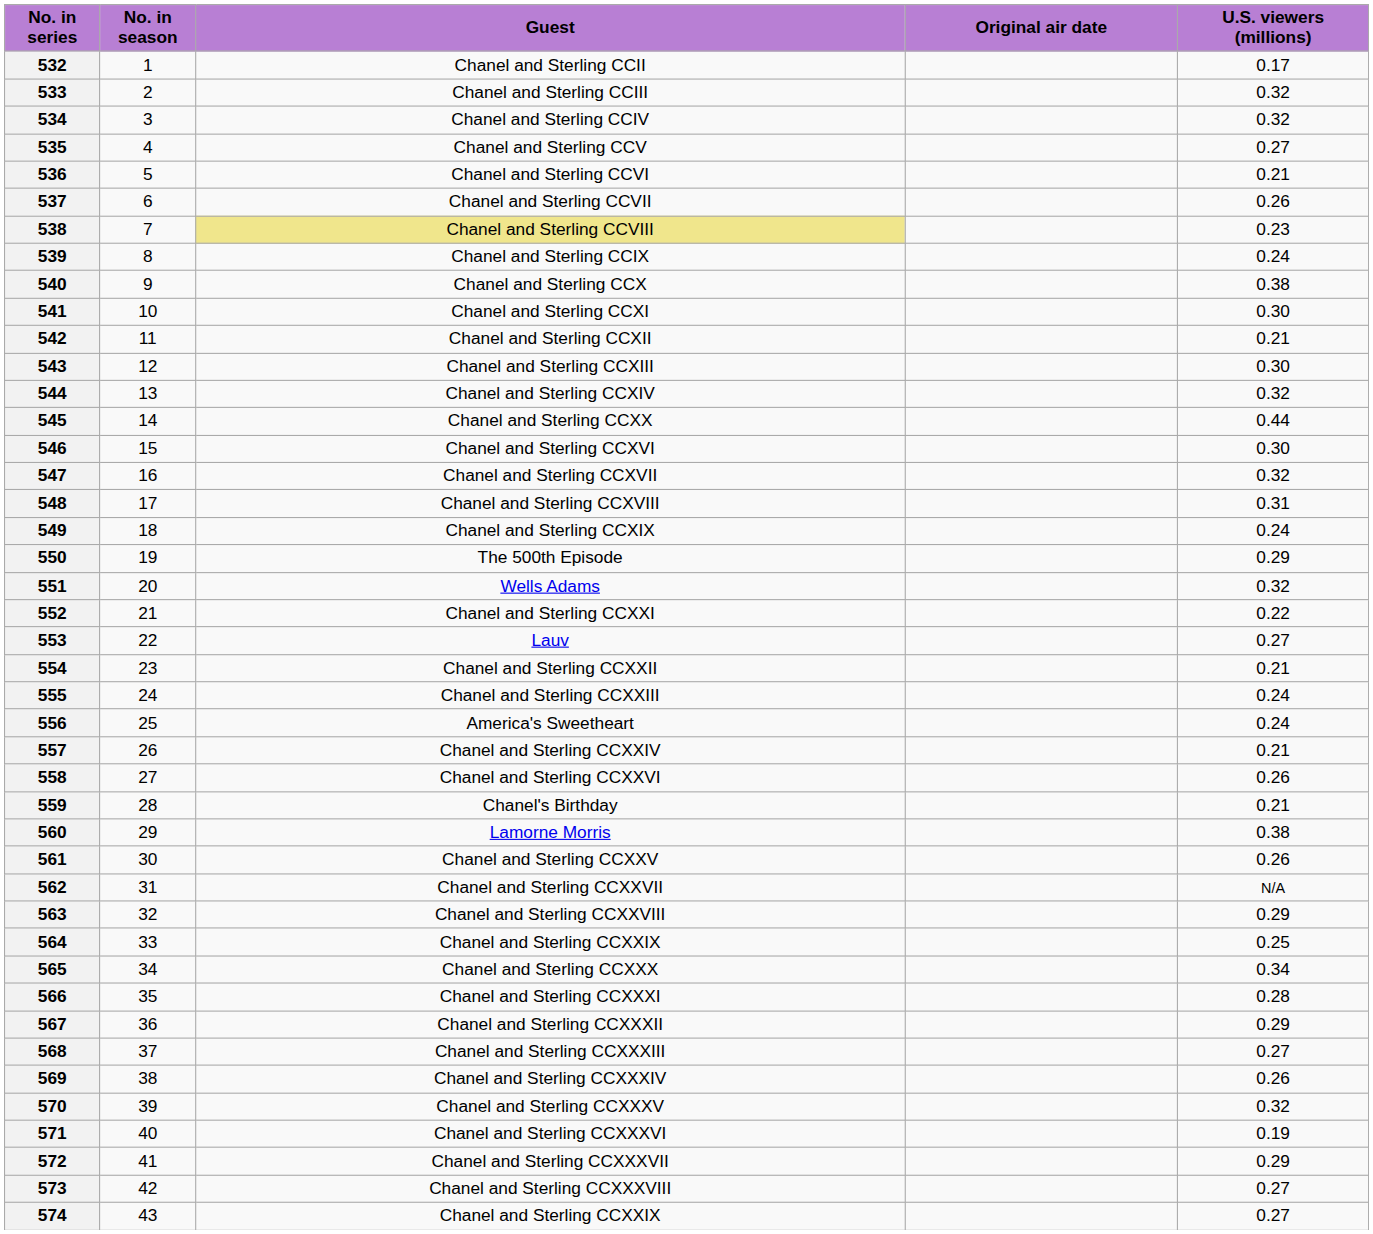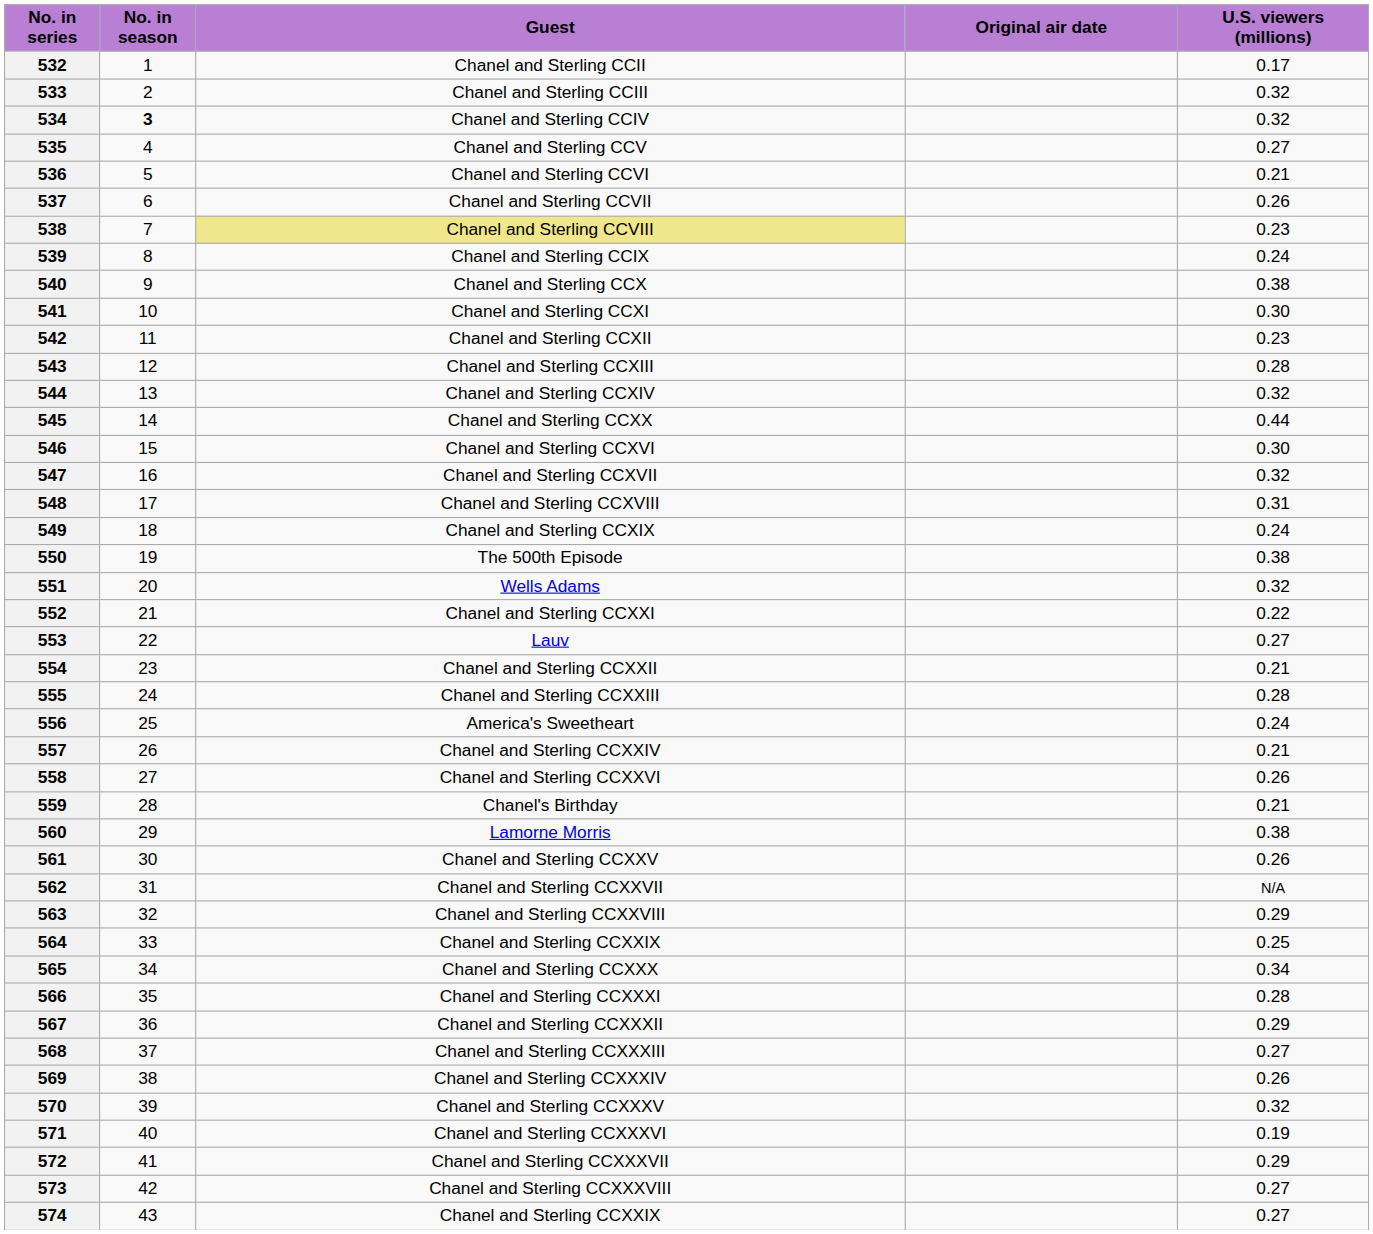(148, 119) normal -> (148, 119) bold
(1273, 339) 0.21 -> (1273, 339) 0.23
(1273, 366) 0.30 -> (1273, 366) 0.28
(1273, 558) 0.29 -> (1273, 558) 0.38
(1273, 695) 0.24 -> (1273, 695) 0.28
